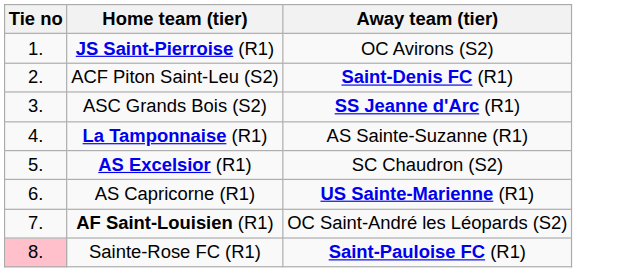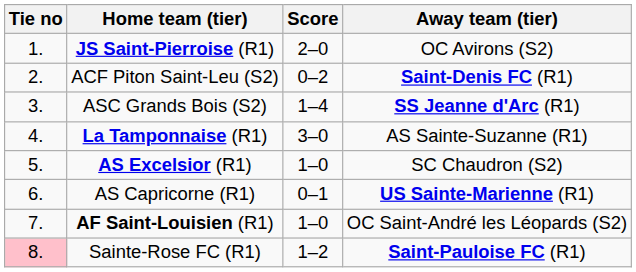+ column: (313, 19)
